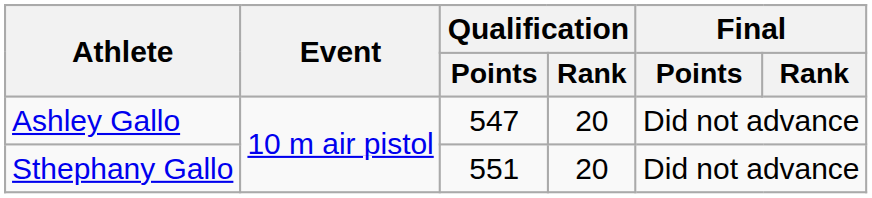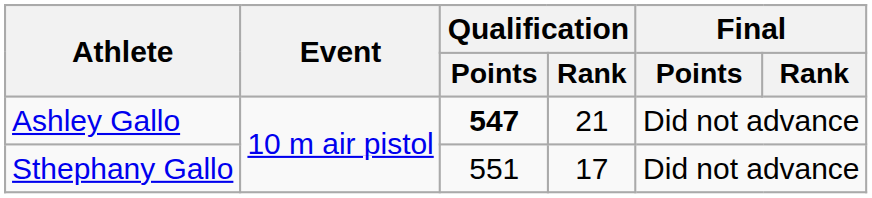(494, 121) normal -> (494, 121) bold
(592, 121) 20 -> (592, 121) 21
(592, 168) 20 -> (592, 168) 17
